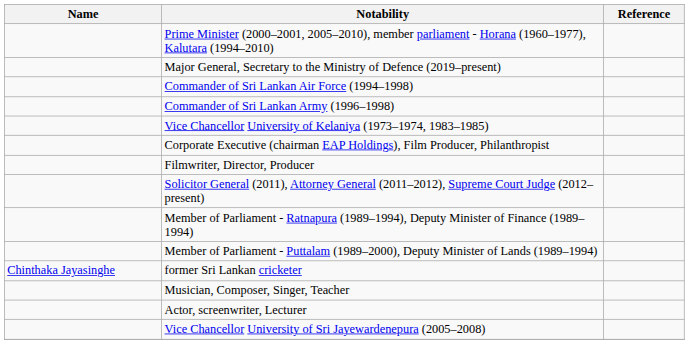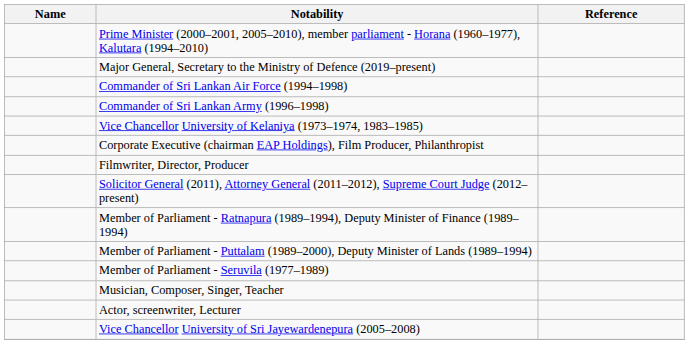+ row: (214, 270)
- row: (233, 270)
